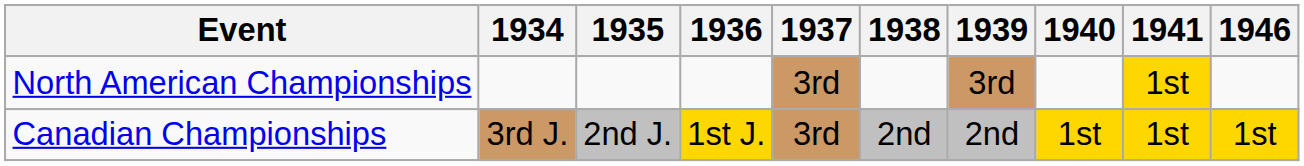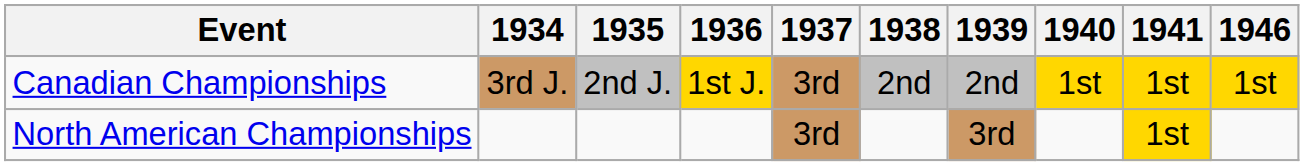rows swapped: (242, 82) <-> (199, 133)
